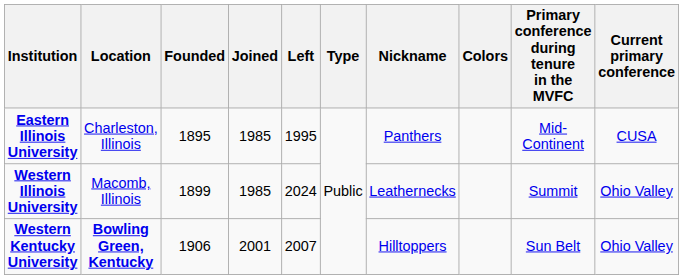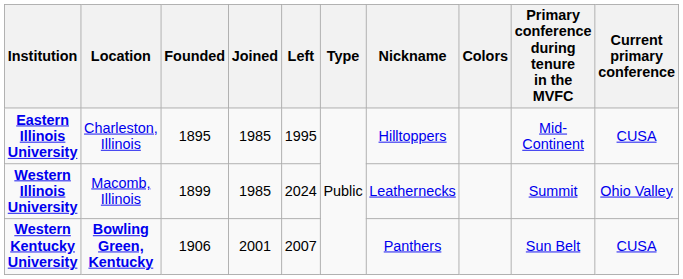(413, 135) Panthers -> (413, 135) Hilltoppers
(413, 246) Hilltoppers -> (413, 246) Panthers
(637, 246) Ohio Valley -> (637, 246) CUSA
